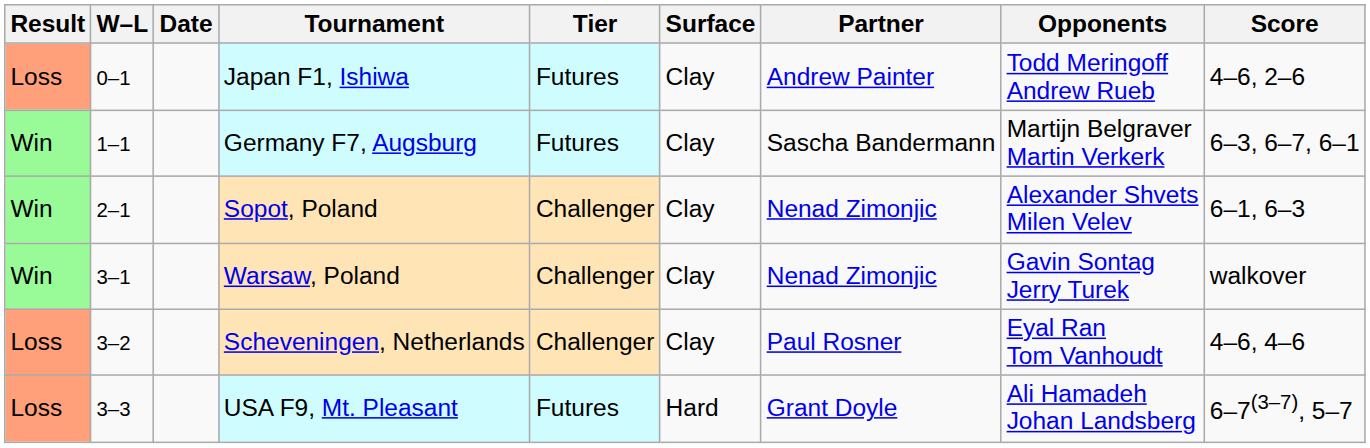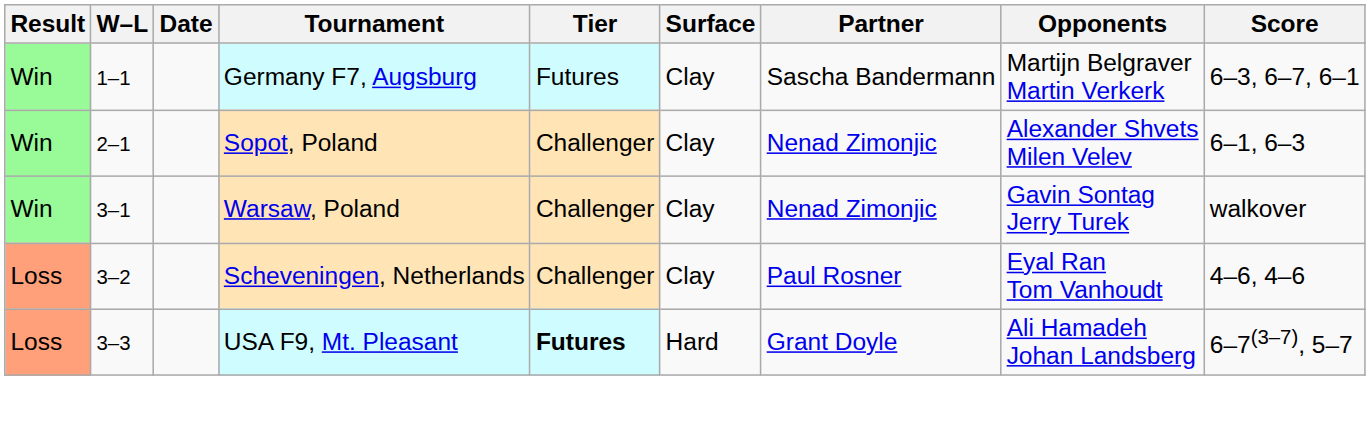- row: (316, 76)
(577, 408) normal -> (581, 341) bold
